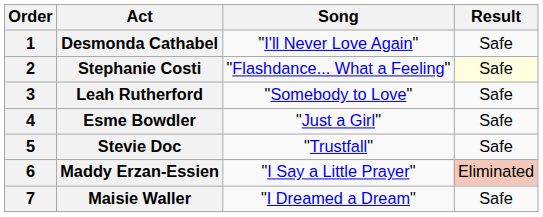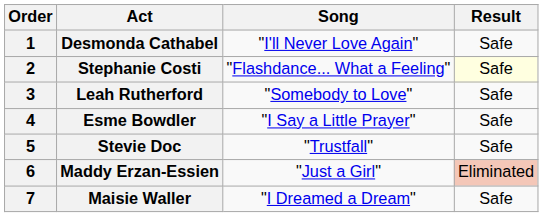(338, 120) "Just a Girl" -> (338, 120) "I Say a Little Prayer"
(338, 172) "I Say a Little Prayer" -> (338, 172) "Just a Girl"
